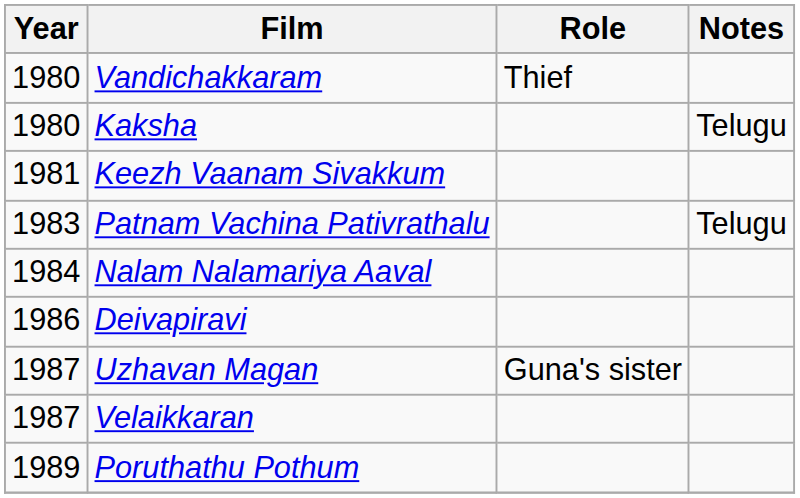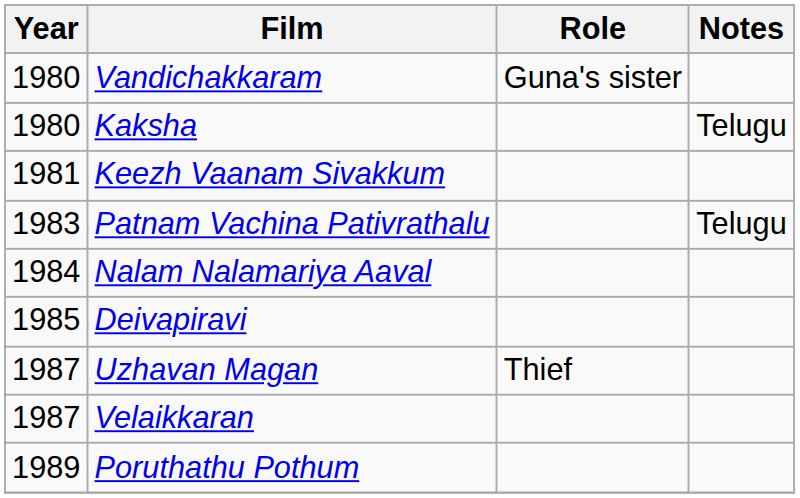(538, 77) Thief -> (593, 77) Guna's sister
(46, 321) 1986 -> (46, 321) 1985
(593, 369) Guna's sister -> (538, 369) Thief
